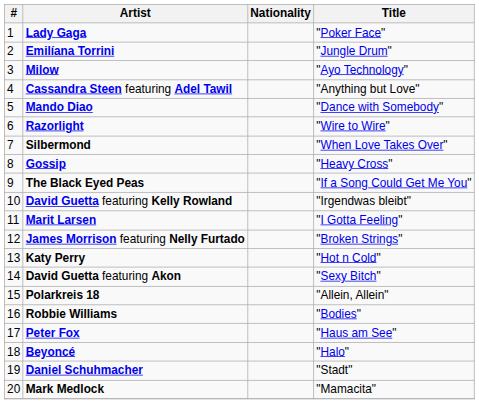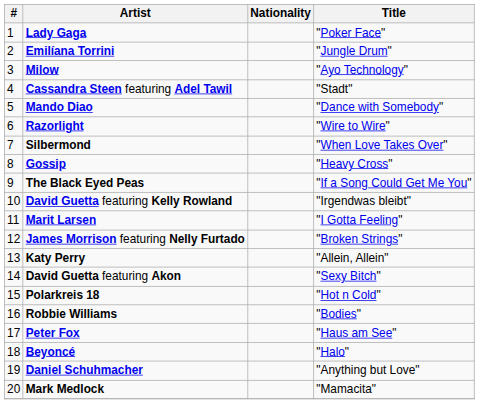(368, 88) "Anything but Love" -> (334, 88) "Stadt"
(348, 257) "Hot n Cold" -> (352, 257) "Allein, Allein"
(352, 295) "Allein, Allein" -> (348, 295) "Hot n Cold"
(334, 370) "Stadt" -> (368, 370) "Anything but Love"
